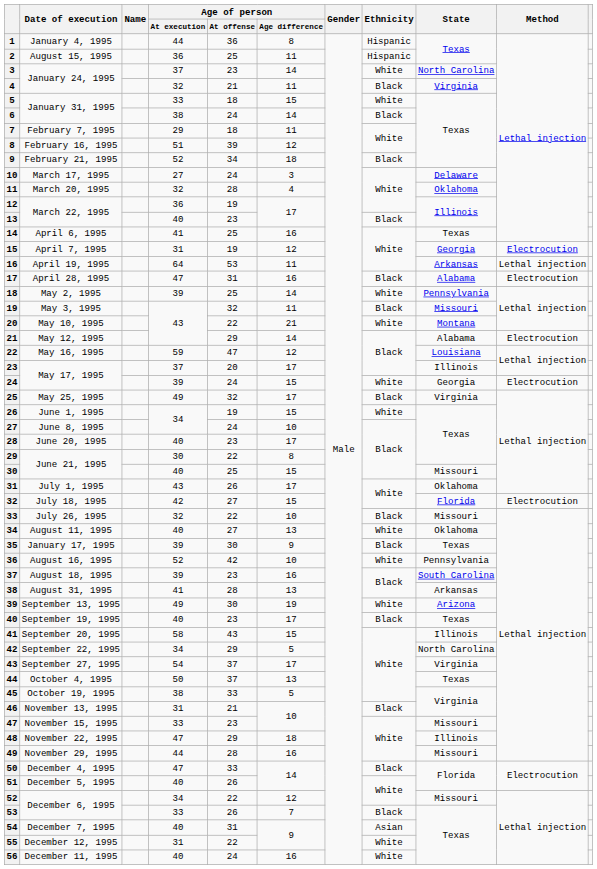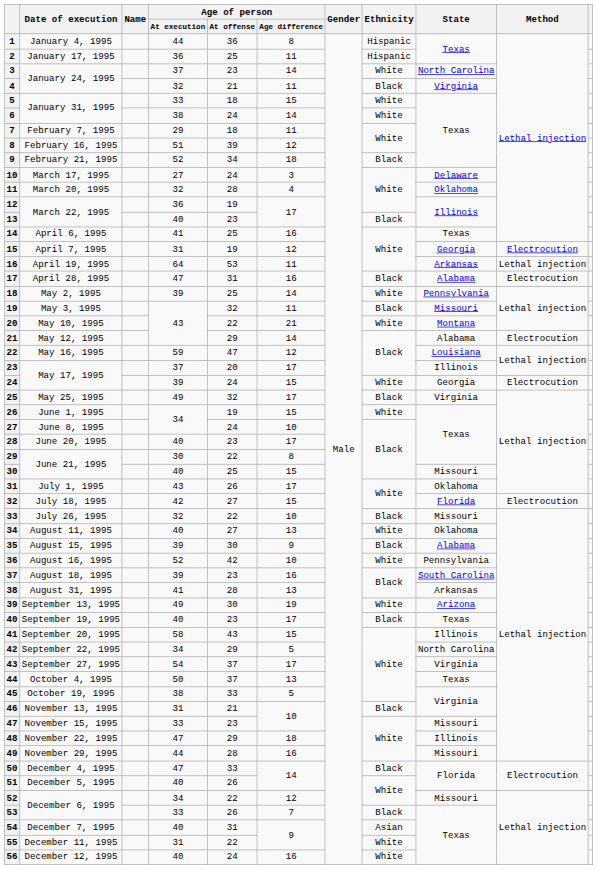(71, 56) August 15, 1995 -> (71, 56) January 17, 1995
(389, 116) Black -> (389, 116) White
(71, 546) January 17, 1995 -> (71, 546) August 15, 1995
(456, 546) Texas -> (456, 546) Alabama
(71, 842) December 12, 1995 -> (71, 842) December 11, 1995
(71, 857) December 11, 1995 -> (71, 857) December 12, 1995
